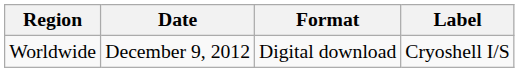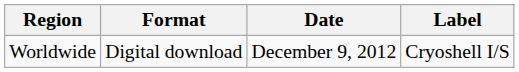columns swapped: (178, 20) <-> (328, 20)
